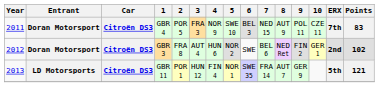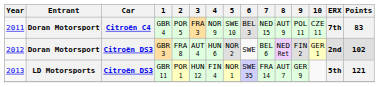(128, 27) Citroën DS3 -> (128, 27) Citroën C4
